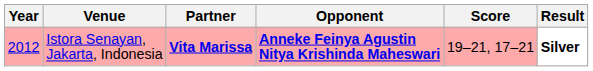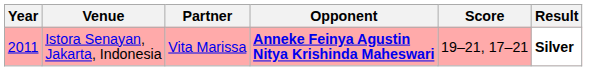(24, 47) 2012 -> (23, 47) 2011
(211, 47) bold -> (207, 47) normal
